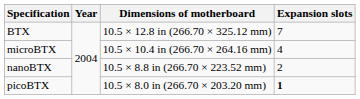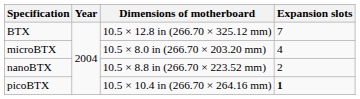(187, 49) 10.5 × 10.4 in (266.70 × 264.16 mm) -> (184, 49) 10.5 × 8.0 in (266.70 × 203.20 mm)
(184, 85) 10.5 × 8.0 in (266.70 × 203.20 mm) -> (187, 85) 10.5 × 10.4 in (266.70 × 264.16 mm)
